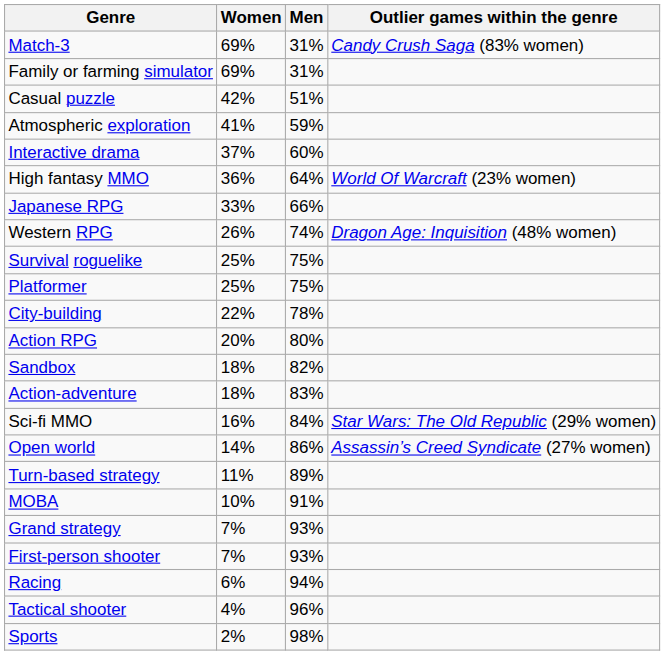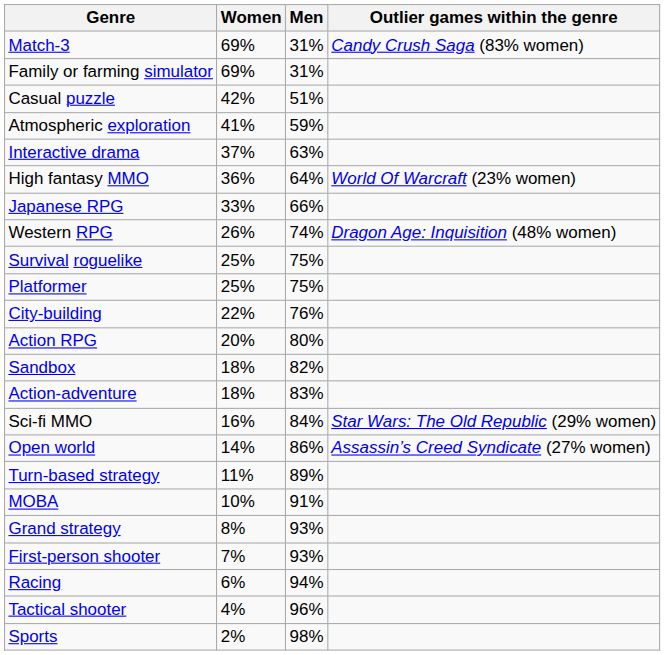(306, 152) 60% -> (306, 152) 63%
(306, 313) 78% -> (306, 313) 76%
(233, 529) 7% -> (233, 529) 8%
